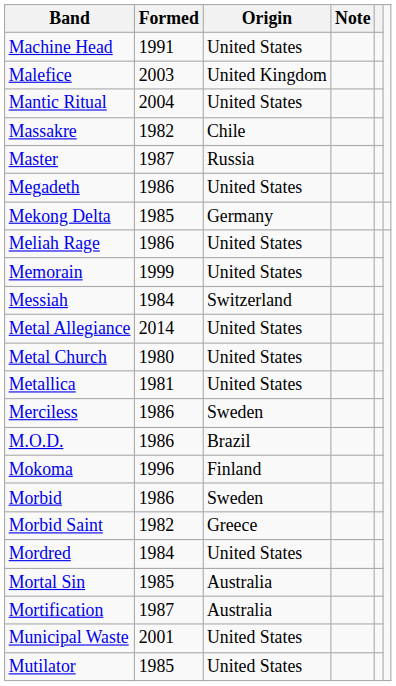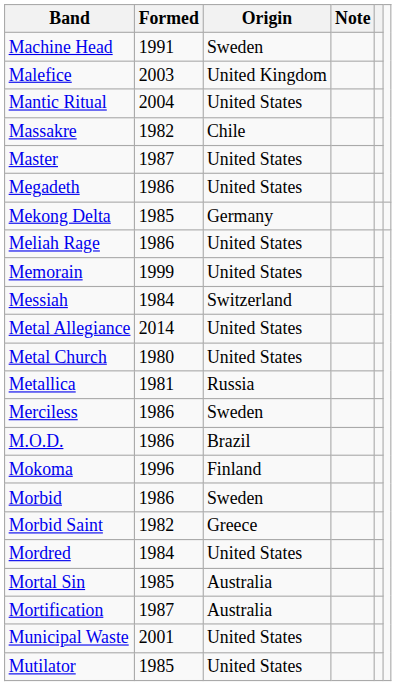(255, 46) United States -> (235, 46) Sweden
(231, 159) Russia -> (255, 159) United States
(255, 384) United States -> (231, 384) Russia
